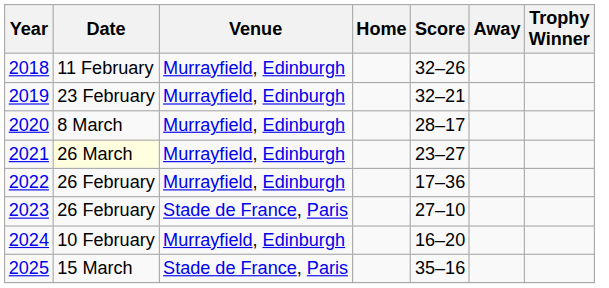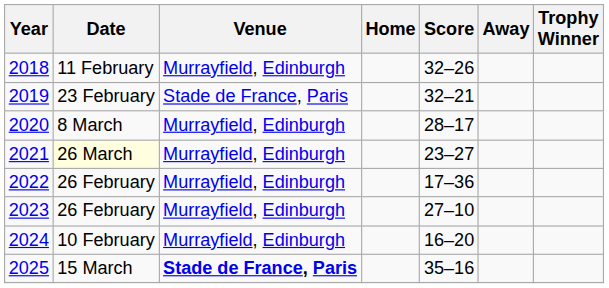(254, 96) Murrayfield, Edinburgh -> (256, 96) Stade de France, Paris
(256, 211) Stade de France, Paris -> (254, 211) Murrayfield, Edinburgh
(256, 268) normal -> (260, 268) bold
